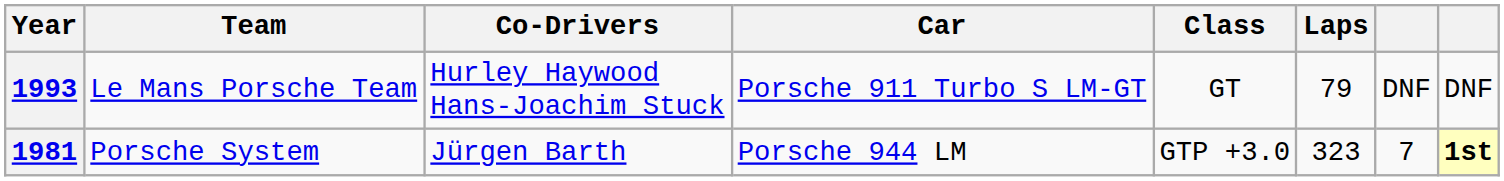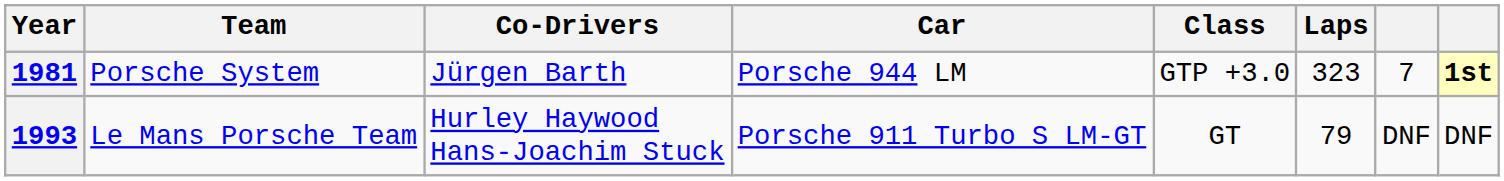rows swapped: (44, 152) <-> (44, 90)
